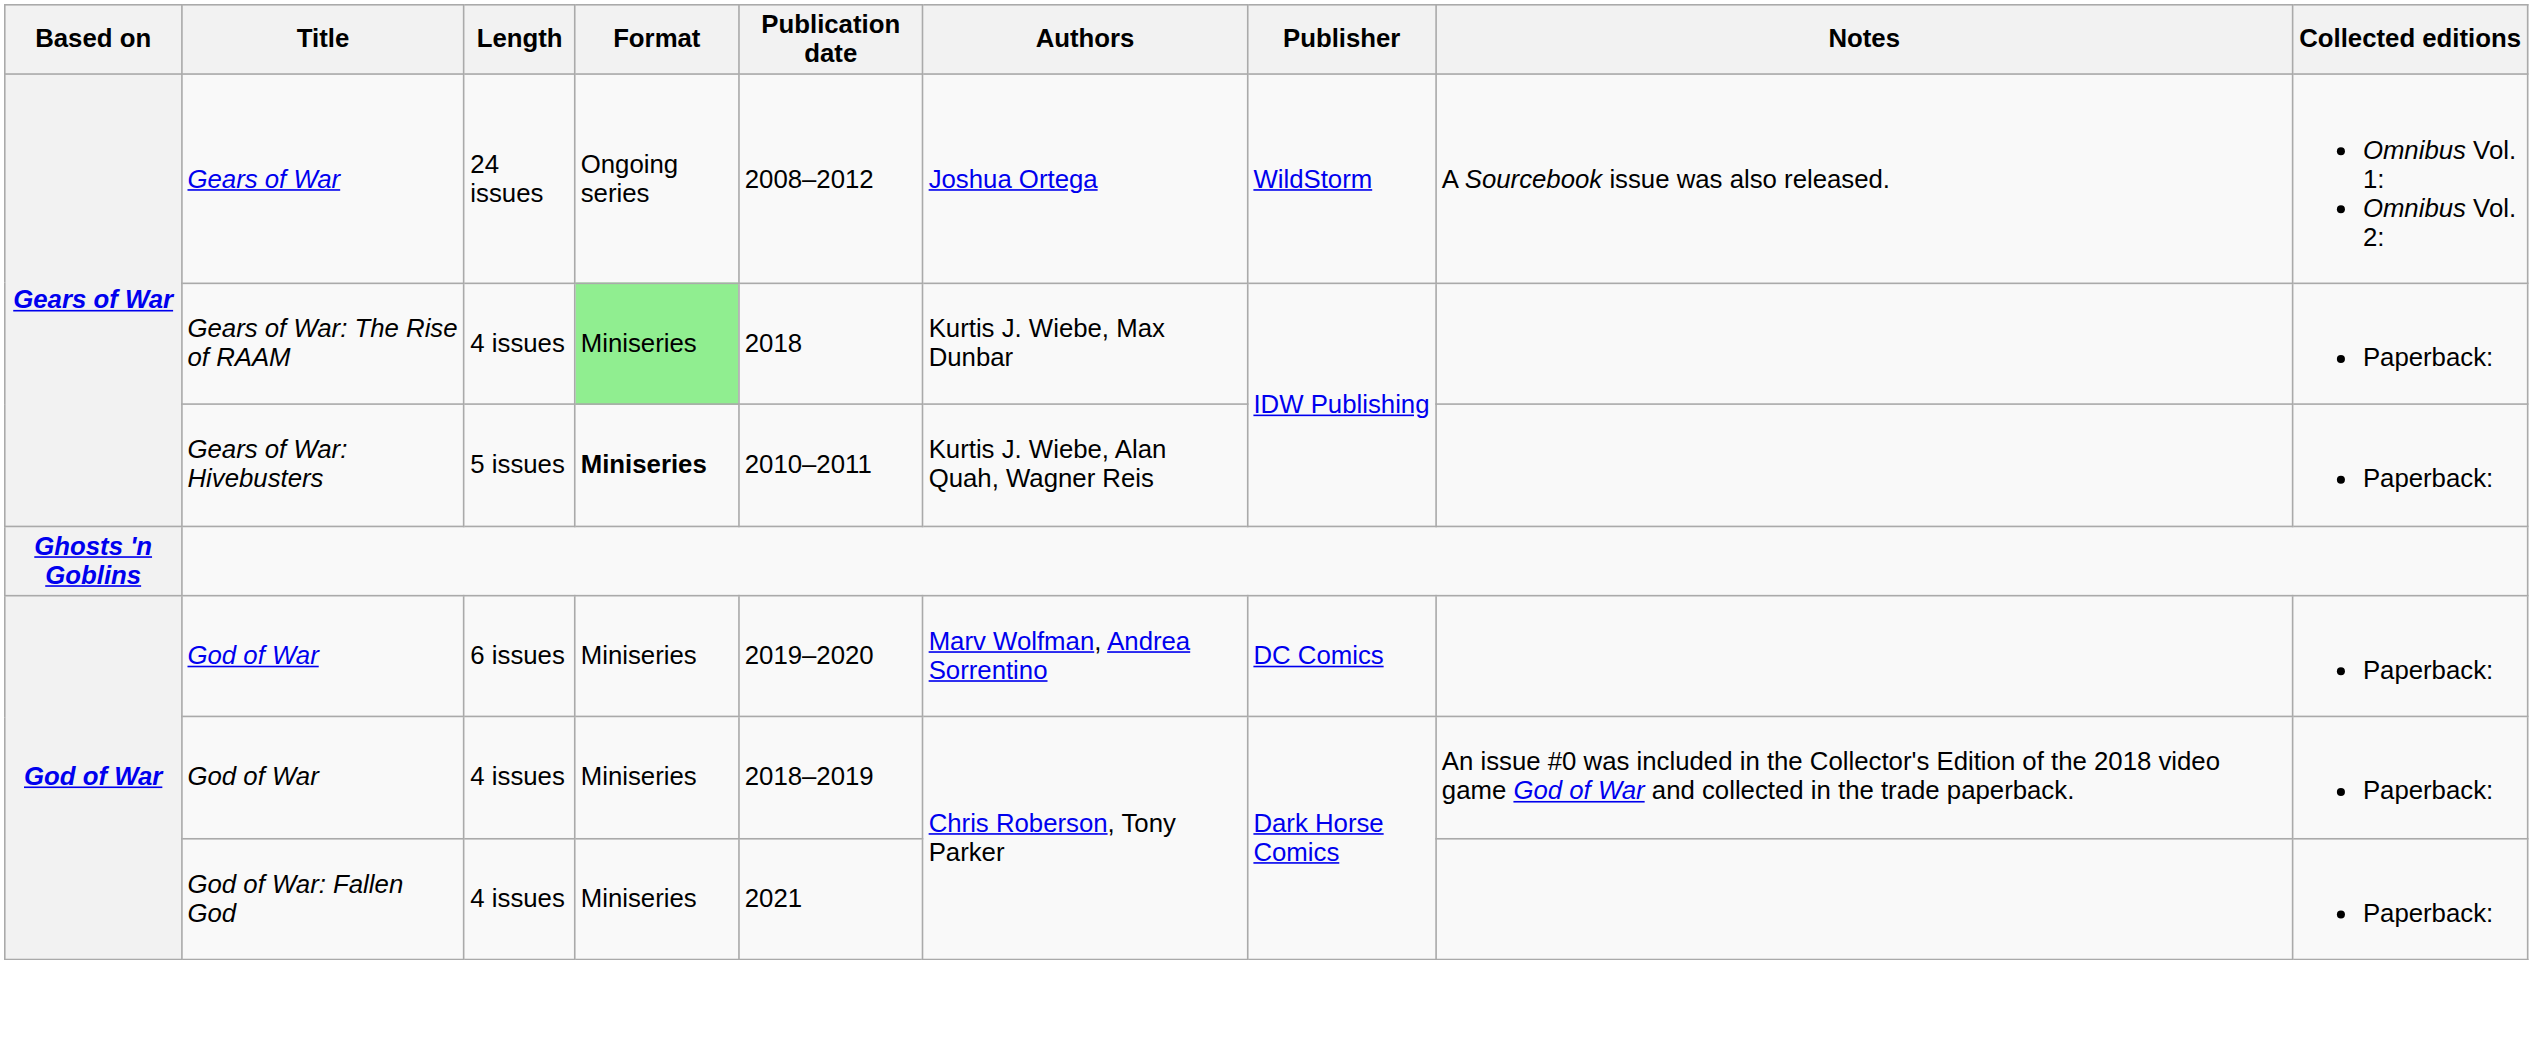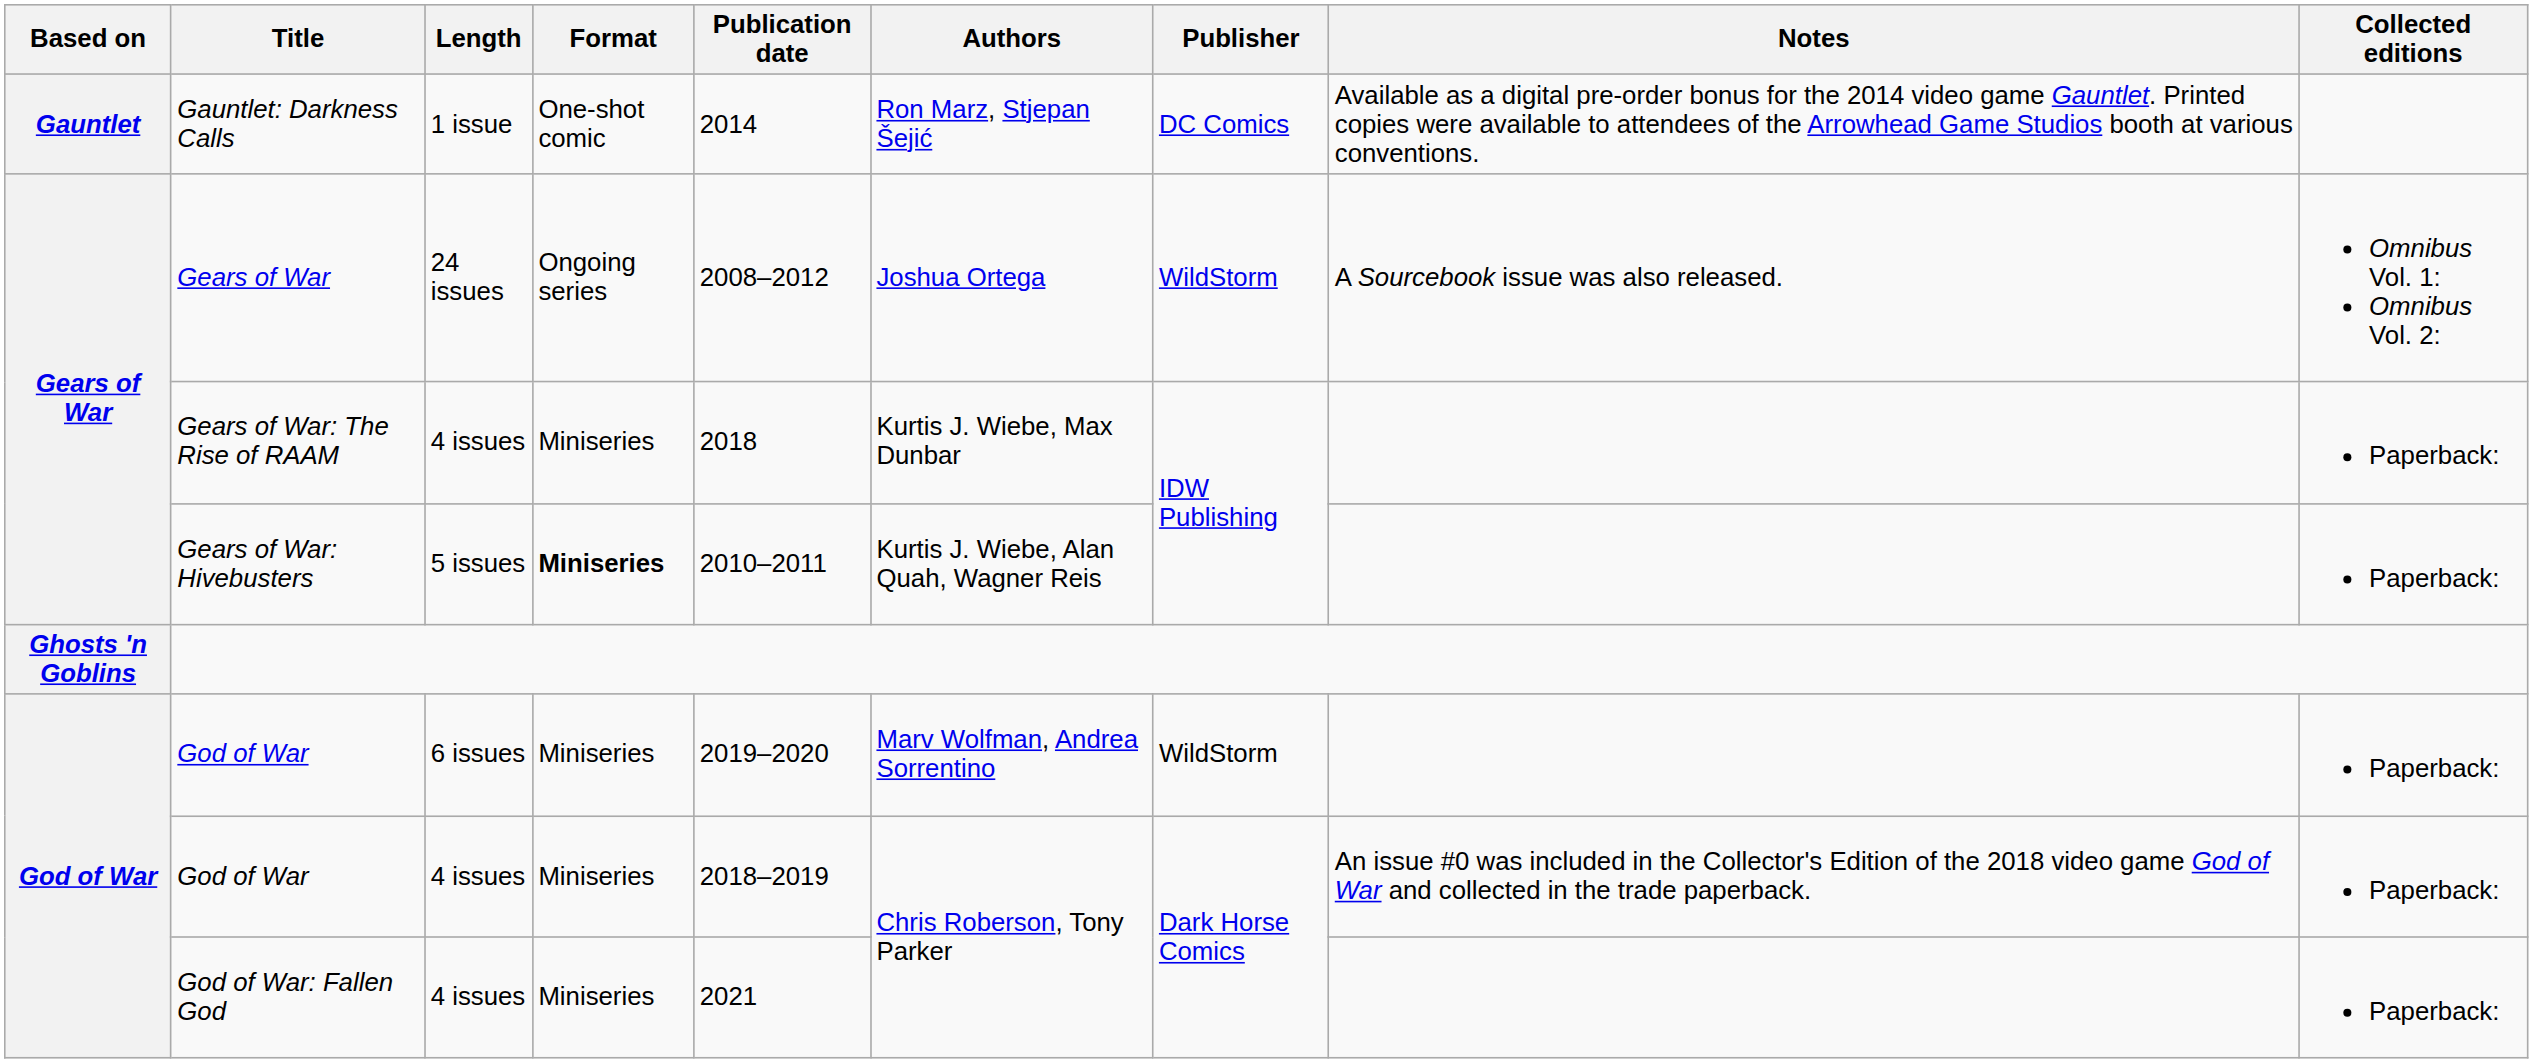+ row: (288, 123)
(639, 343) lightgreen background -> (596, 442) no background
(1319, 655) DC Comics -> (1218, 754) WildStorm
